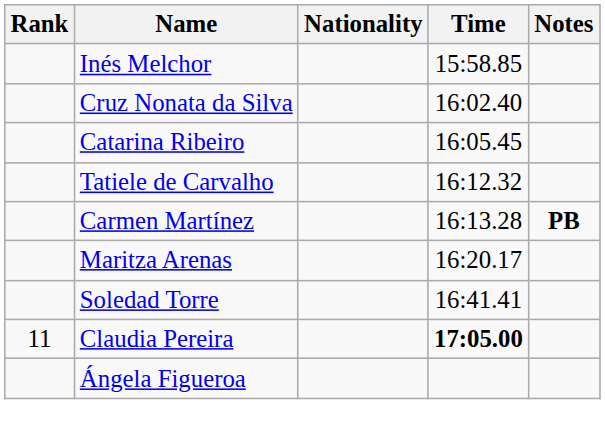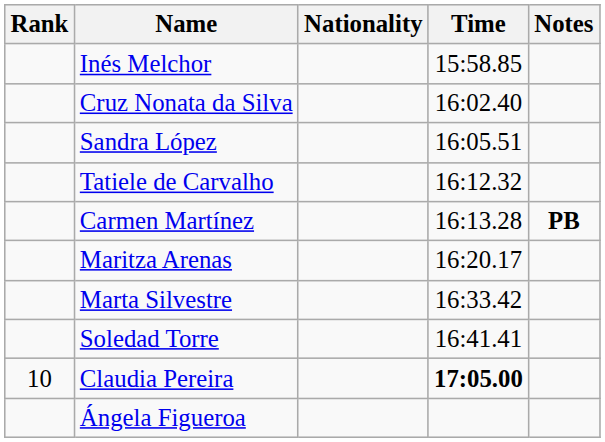- row: (162, 142)
+ row: (148, 142)
+ row: (156, 299)
(39, 338) 11 -> (39, 378) 10
